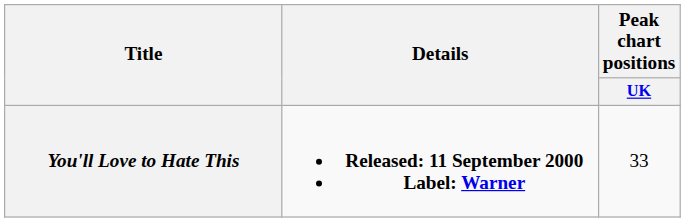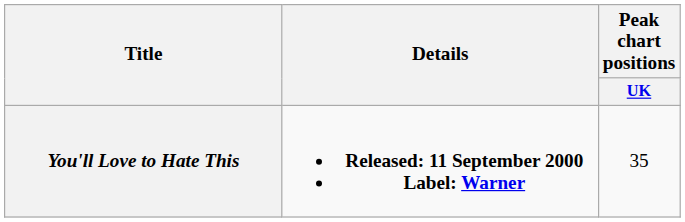(639, 161) 33 -> (639, 161) 35
